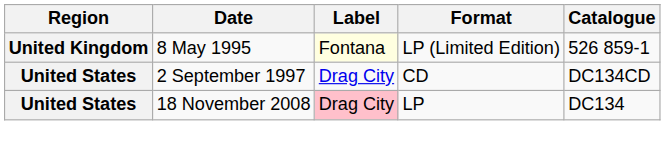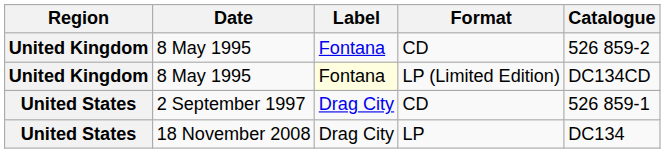+ row: (204, 47)
(609, 47) 526 859-1 -> (609, 76) DC134CD
(609, 76) DC134CD -> (609, 104) 526 859-1
(356, 104) pink background -> (356, 133) no background
